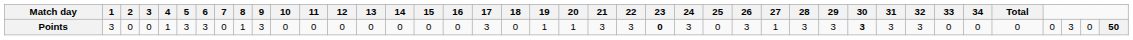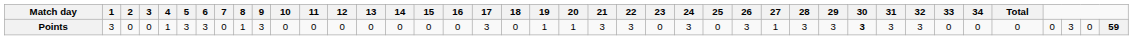(660, 27) bold -> (660, 27) normal
(1114, 27) 50 -> (1114, 27) 59
